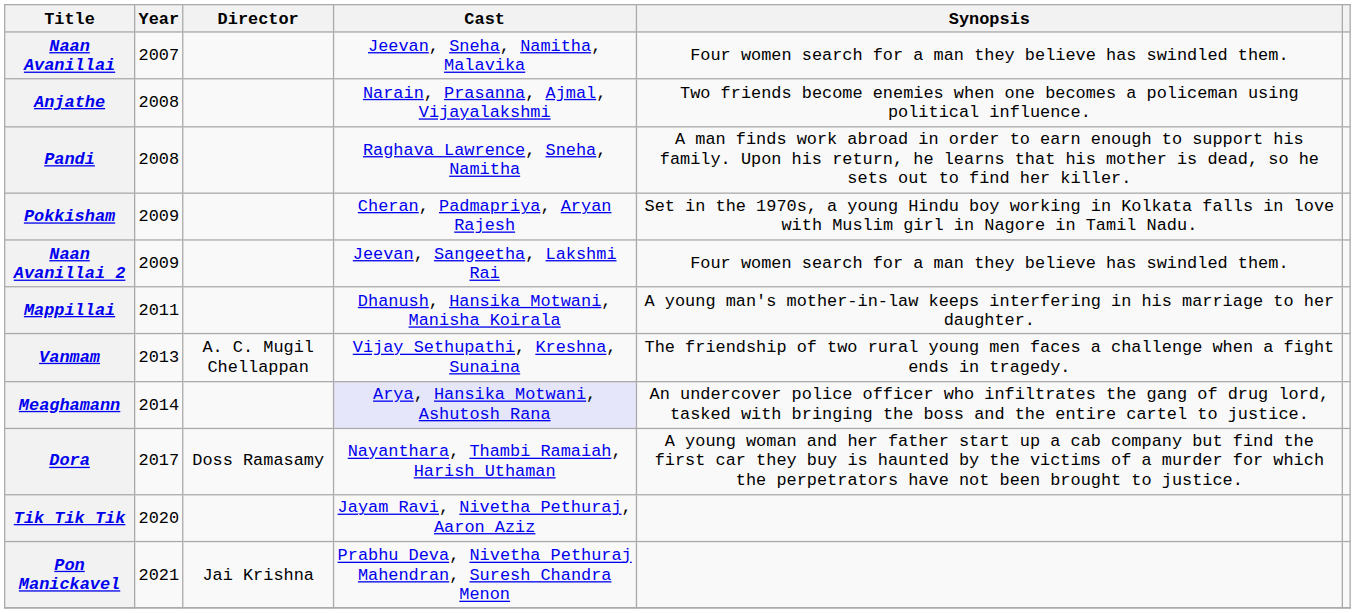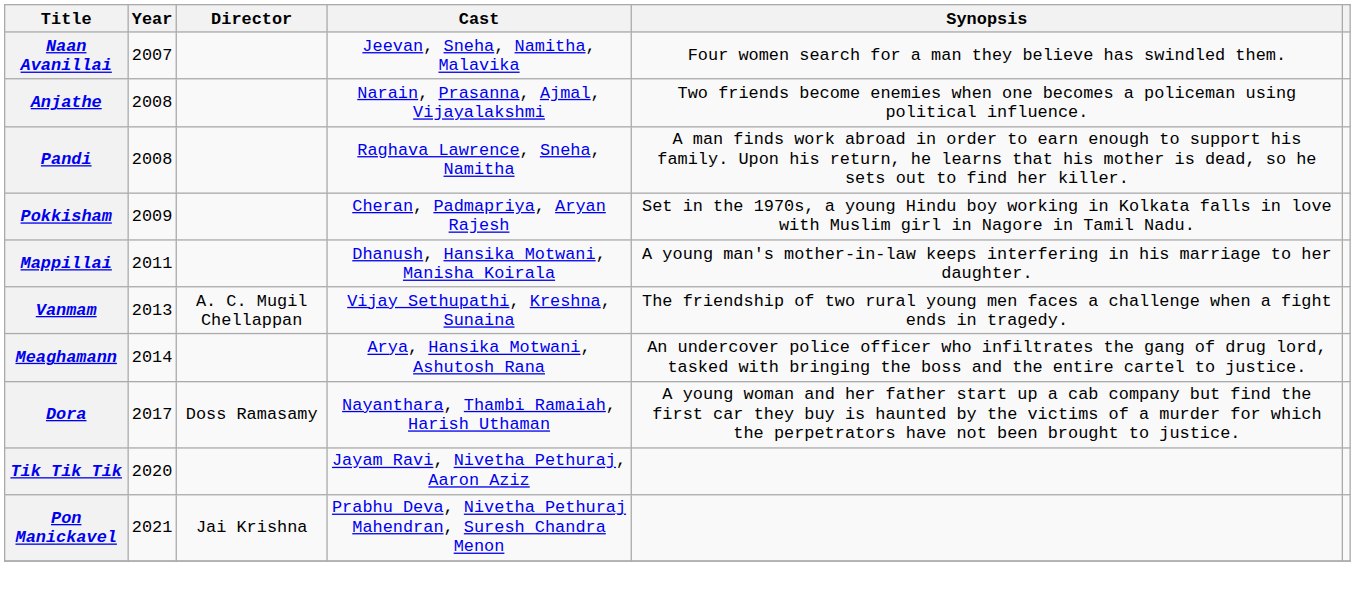- row: (70, 263)
(485, 405) lavender background -> (479, 357) no background
